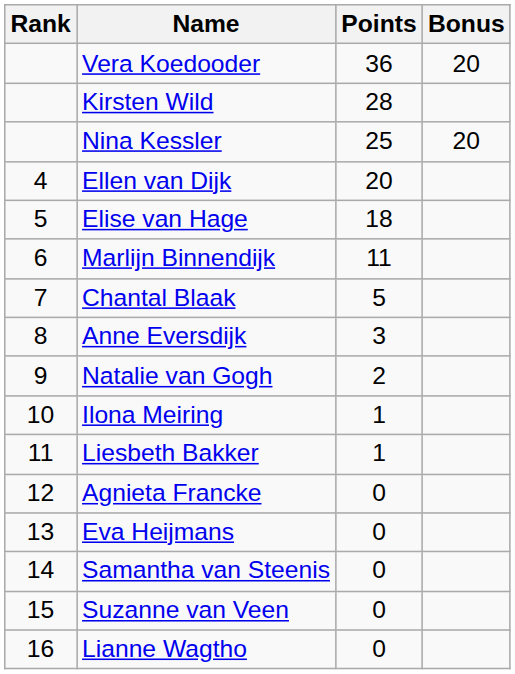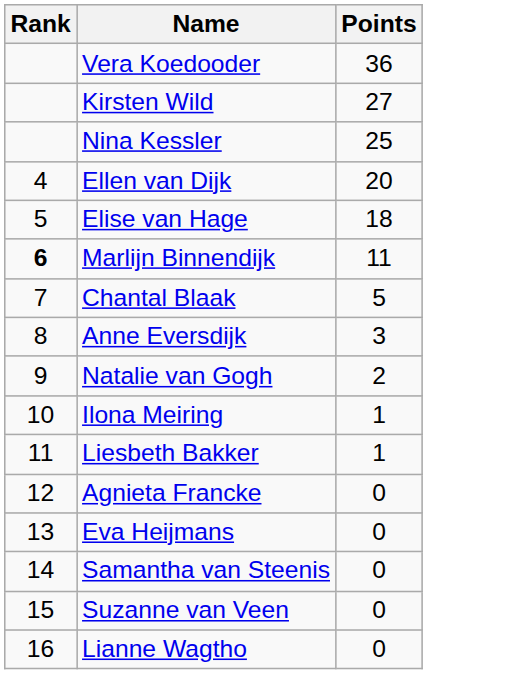- column: (466, 24)
(379, 102) 28 -> (379, 102) 27
(41, 258) normal -> (41, 258) bold
